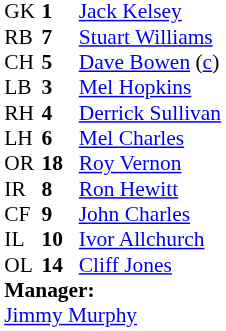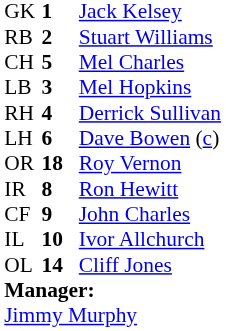(47, 36) 7 -> (47, 36) 2
(149, 62) Dave Bowen (c) -> (131, 62) Mel Charles
(131, 138) Mel Charles -> (149, 138) Dave Bowen (c)
